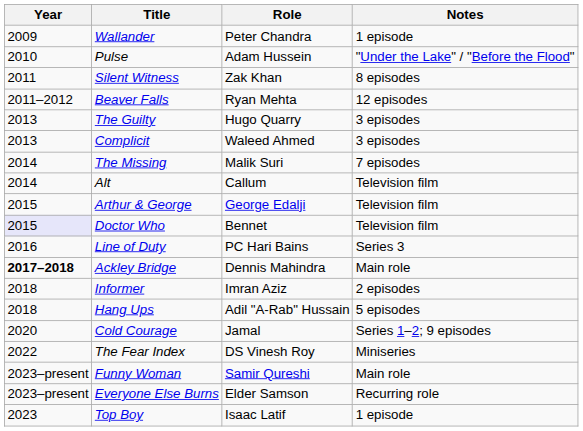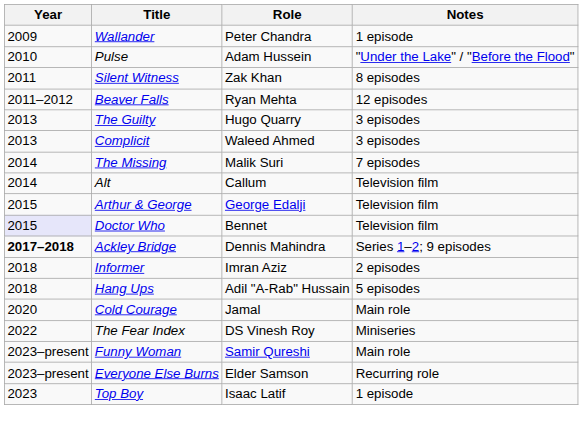- row: (130, 246)
(383, 267) Main role -> (423, 246) Series 1–2; 9 episodes
(423, 330) Series 1–2; 9 episodes -> (383, 309) Main role
